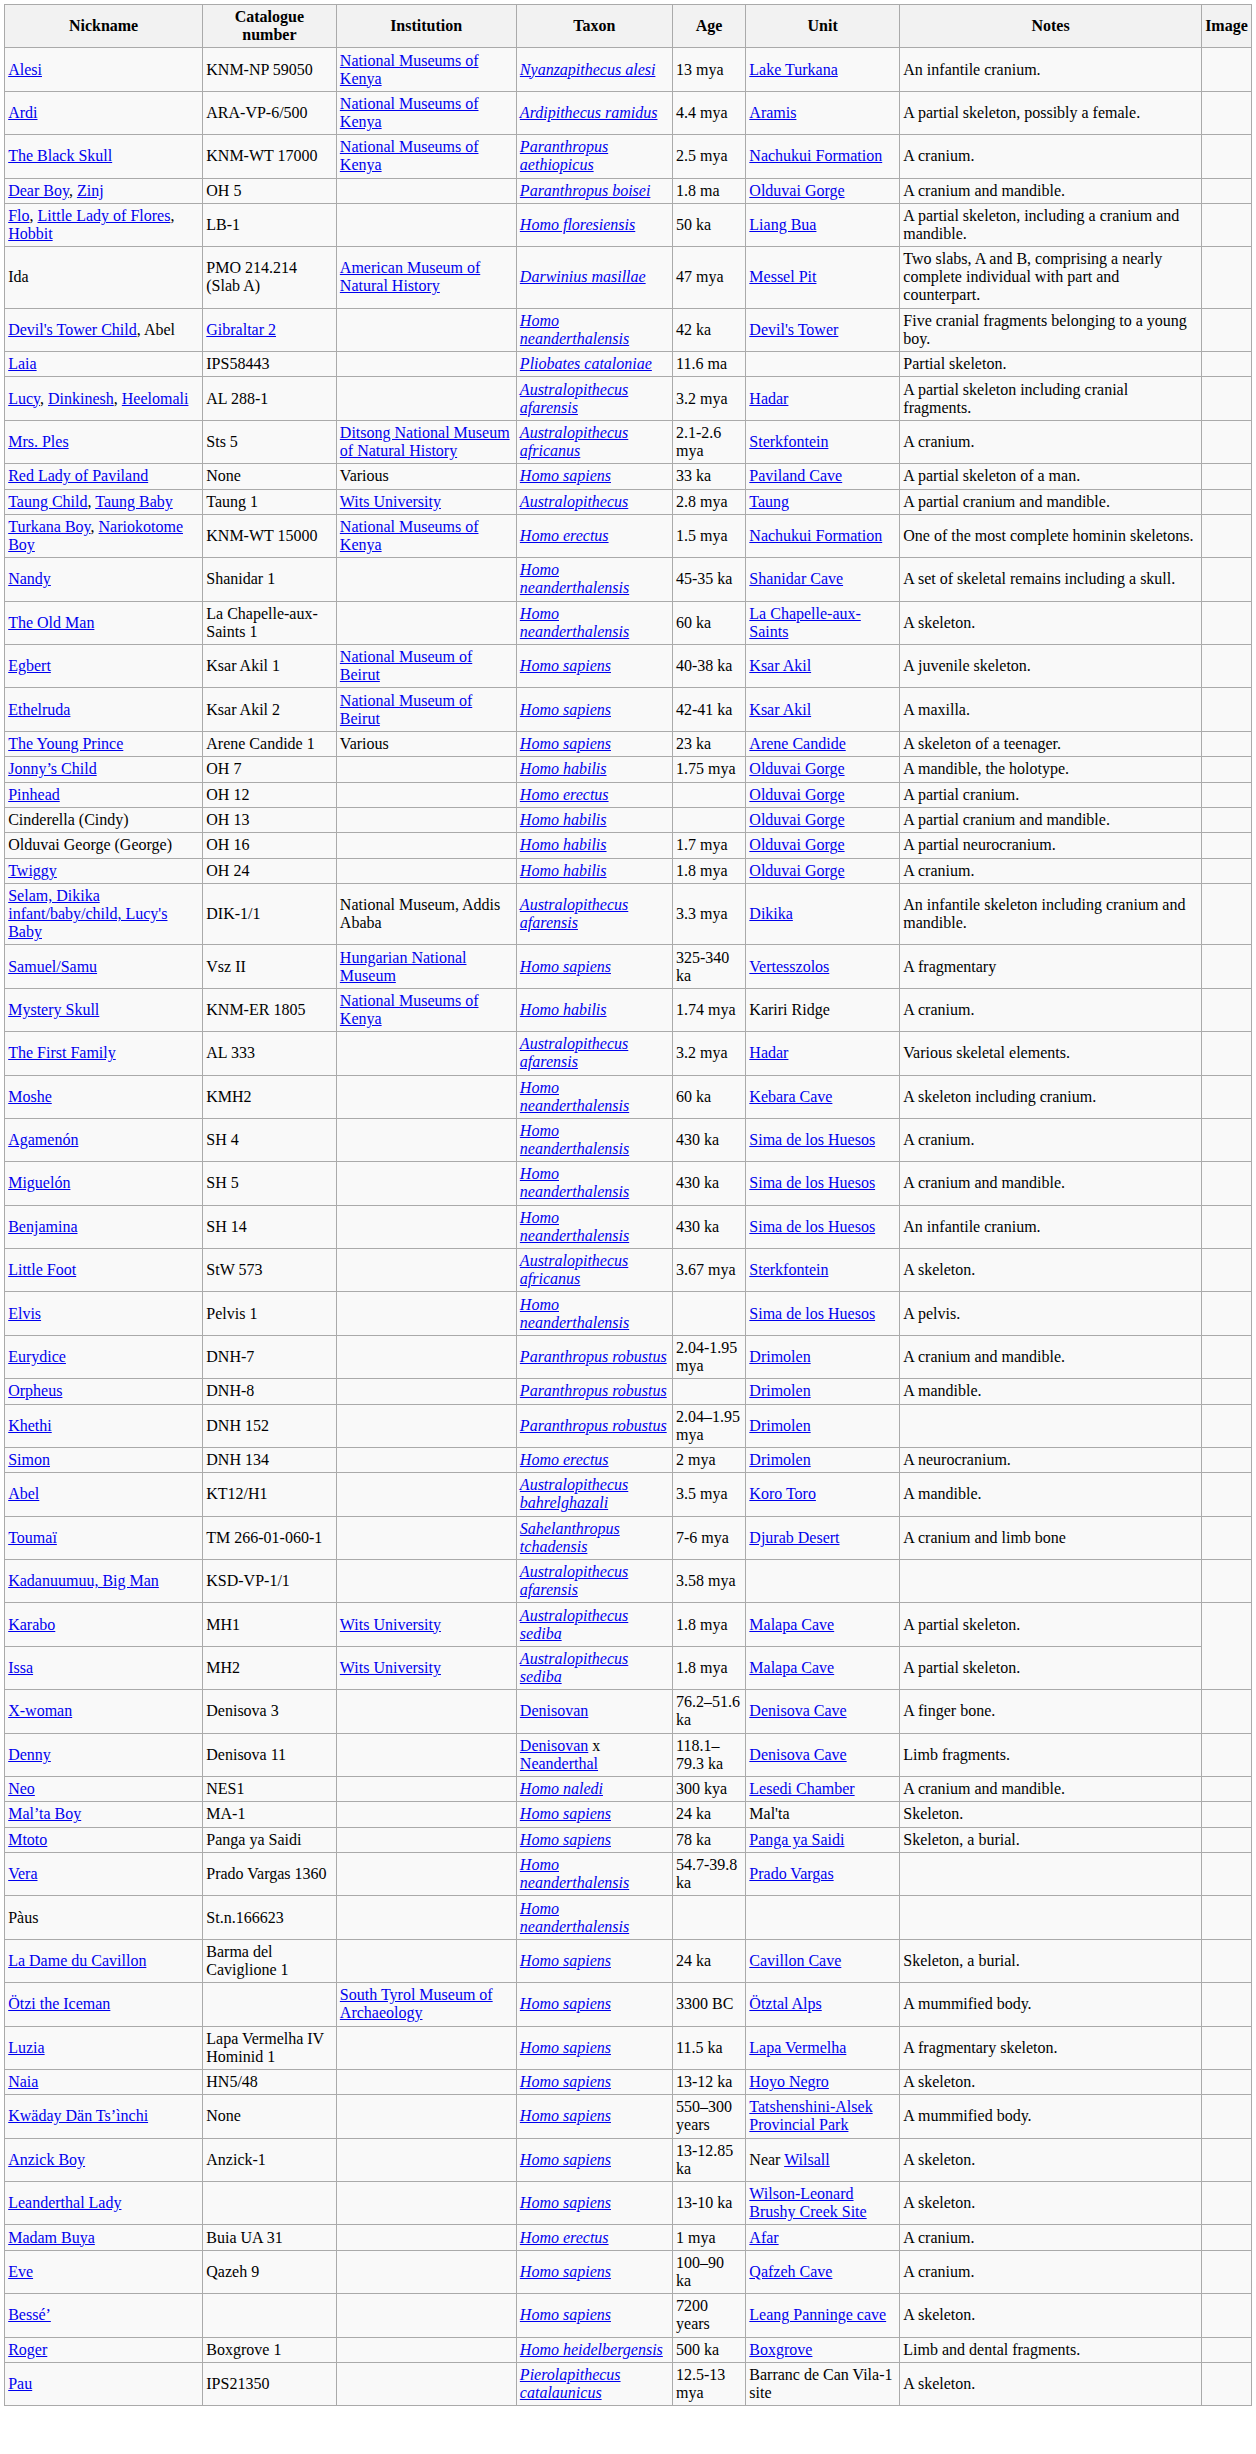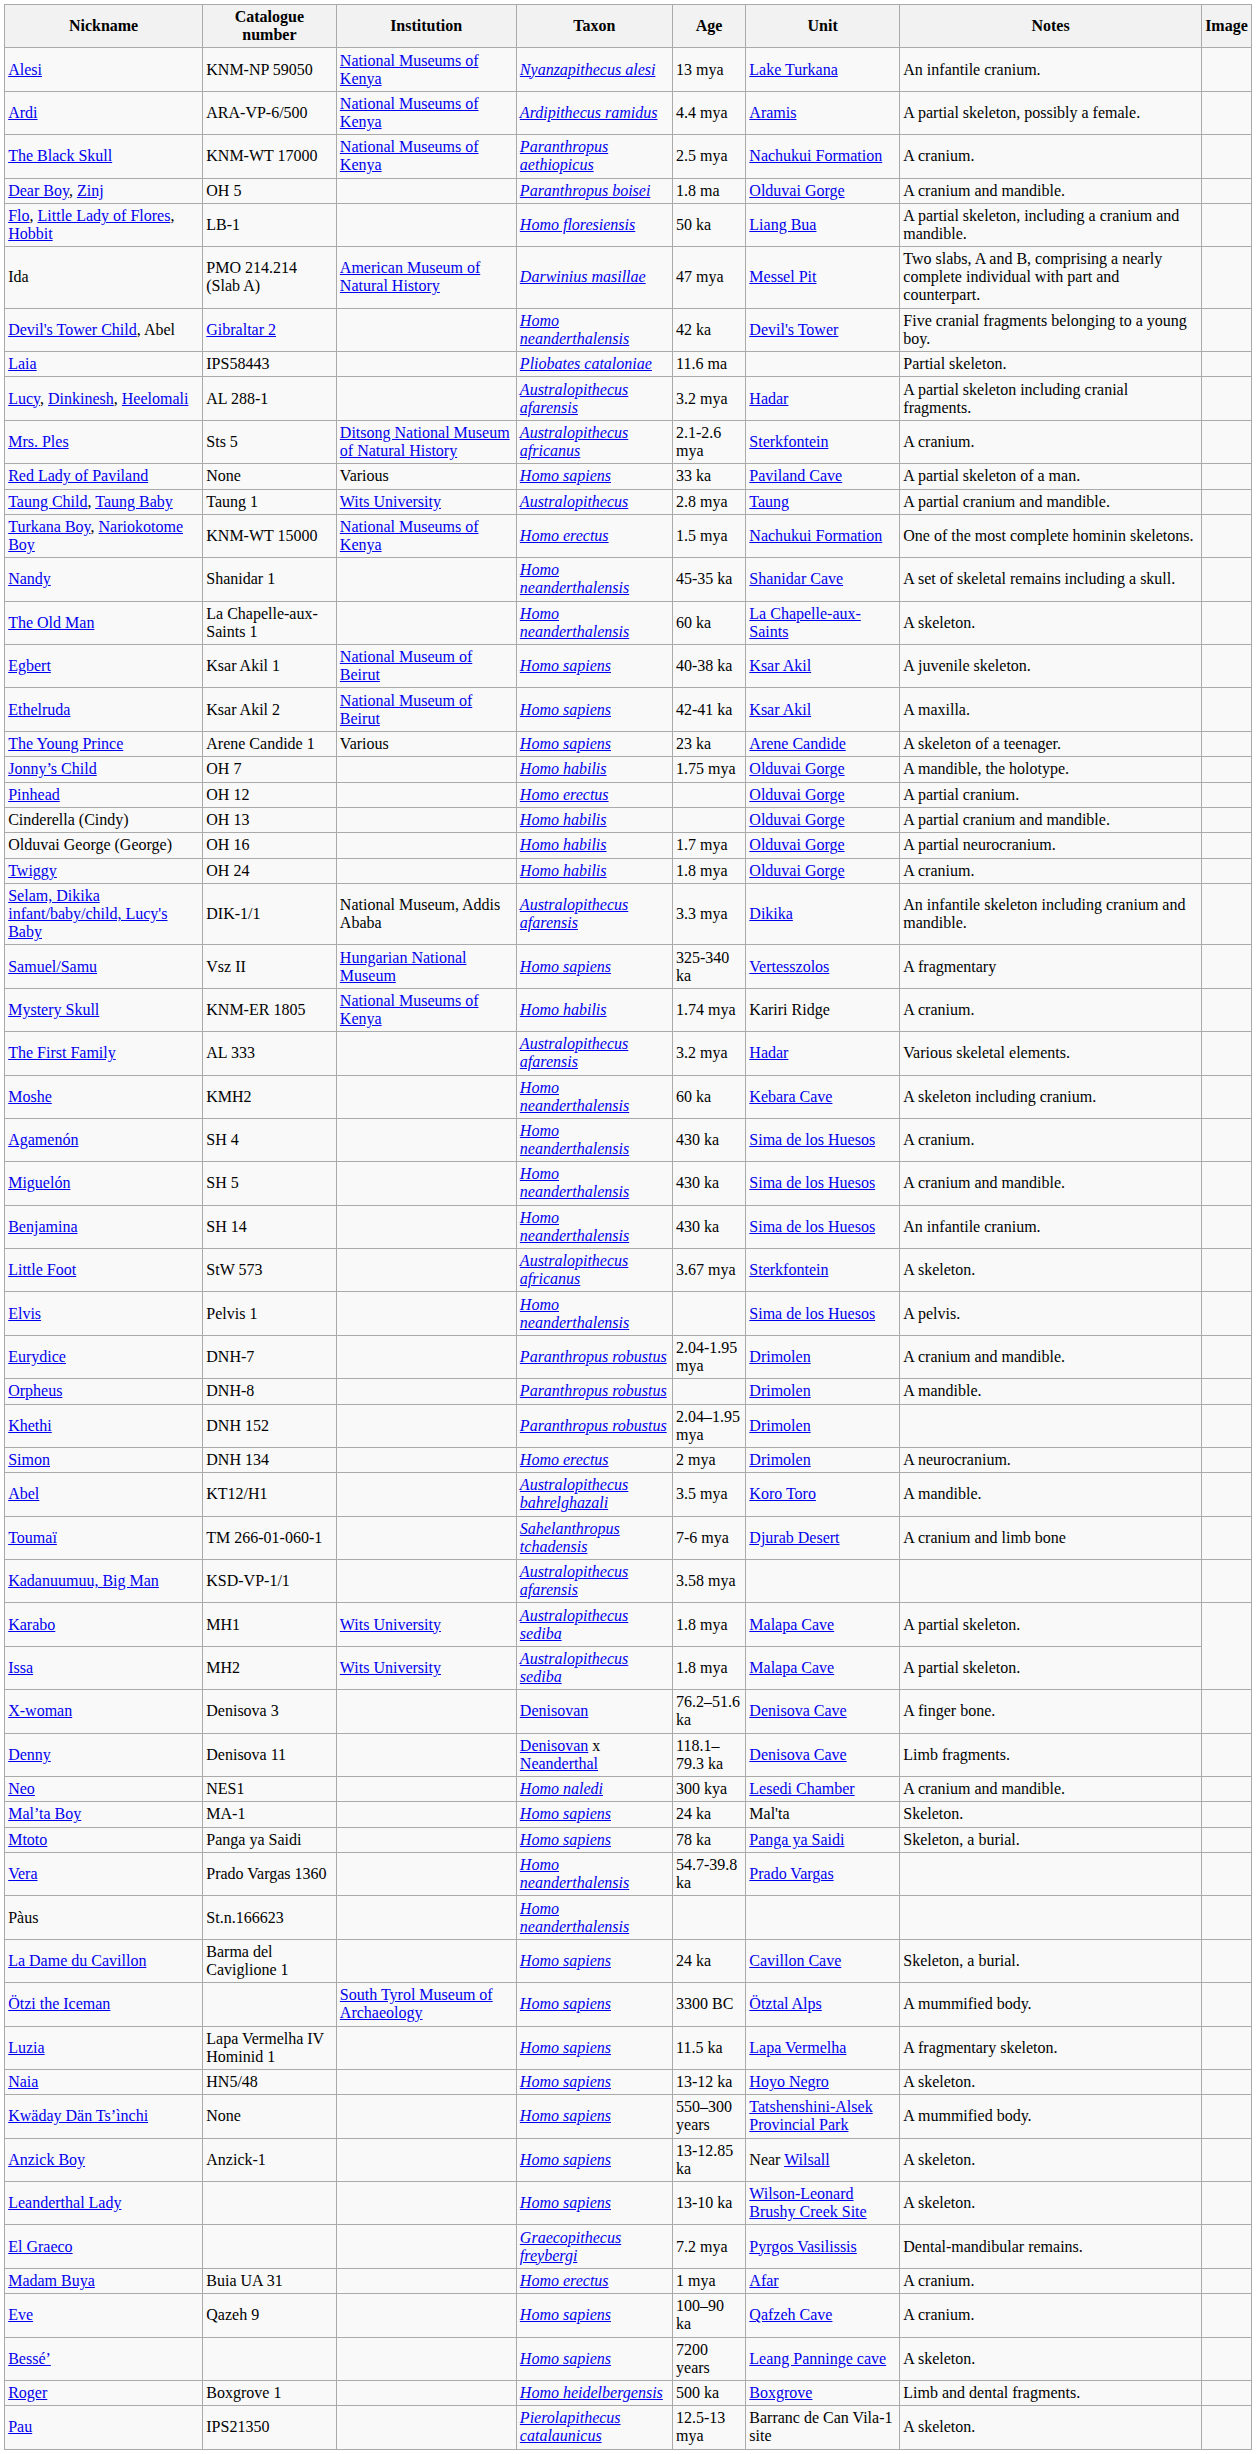+ row: (40, 2246)
